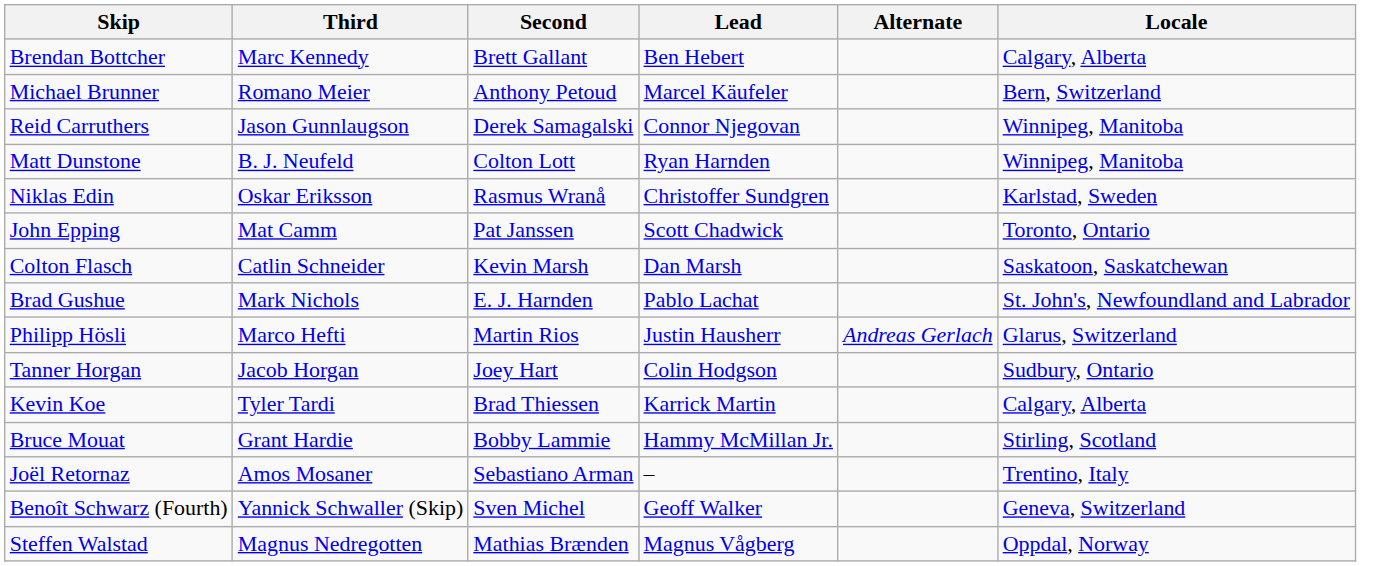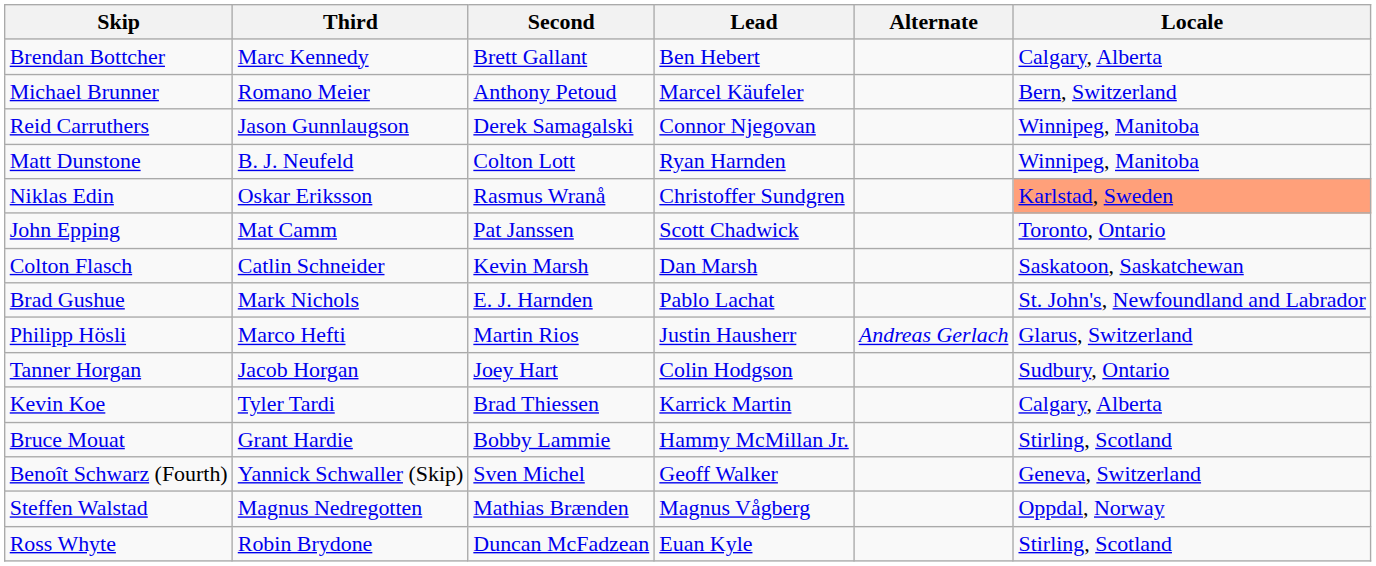(1080, 195) no background -> (1096, 195) lightsalmon background
- row: (70, 473)
+ row: (63, 543)
